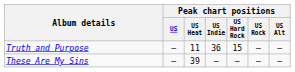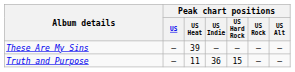rows swapped: (47, 61) <-> (47, 47)
